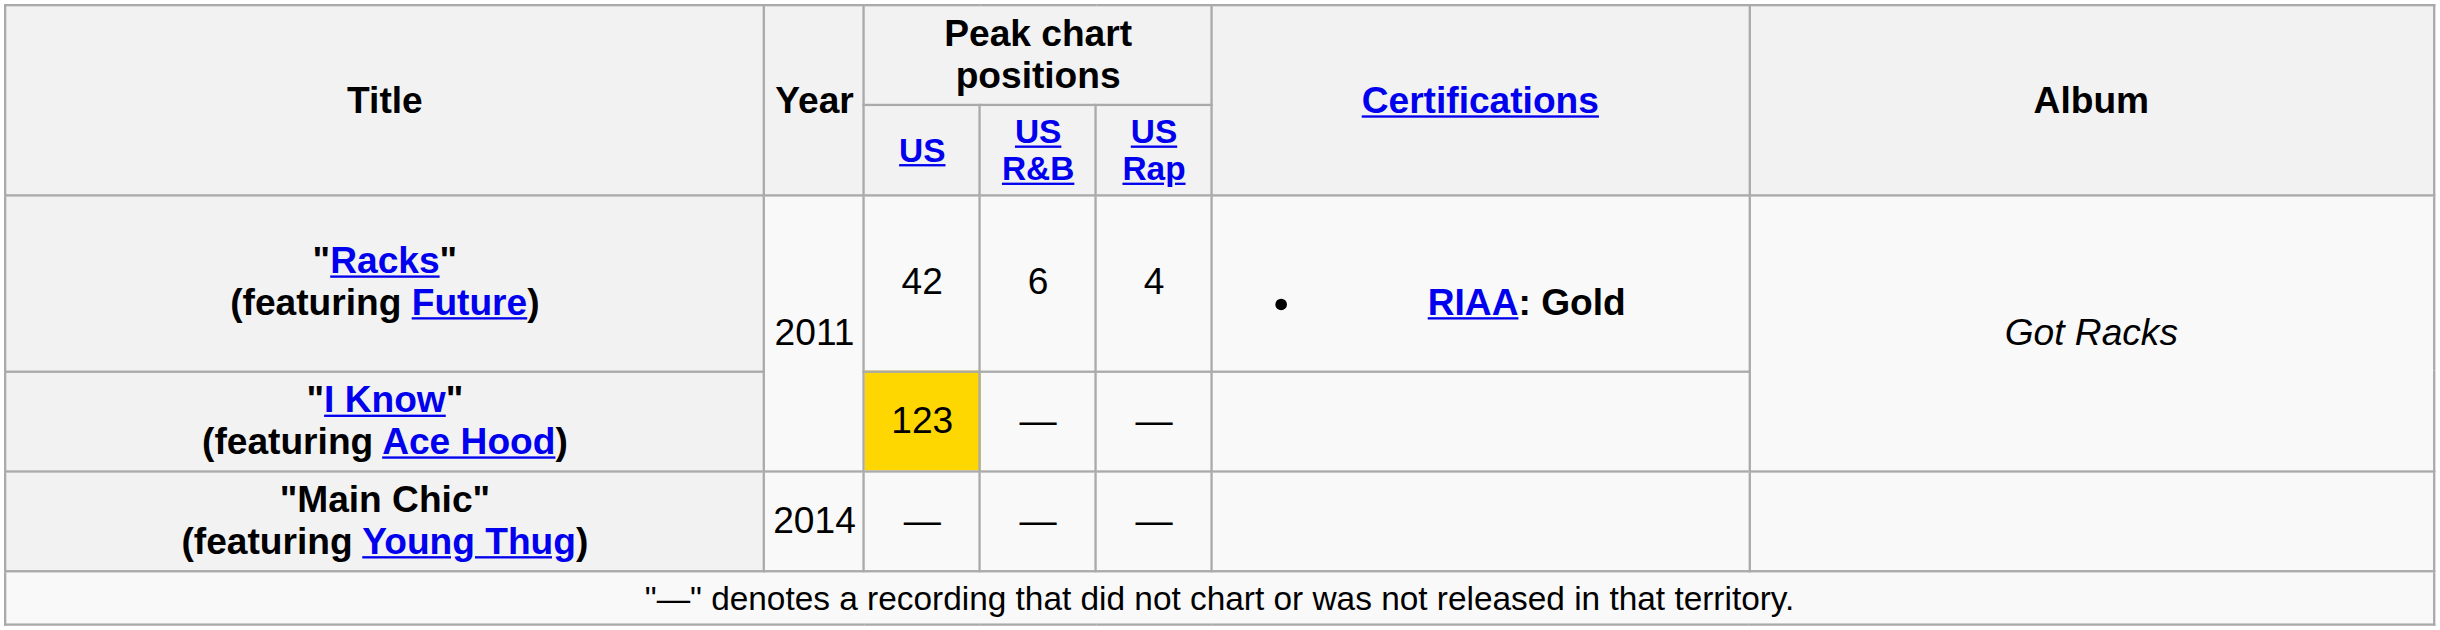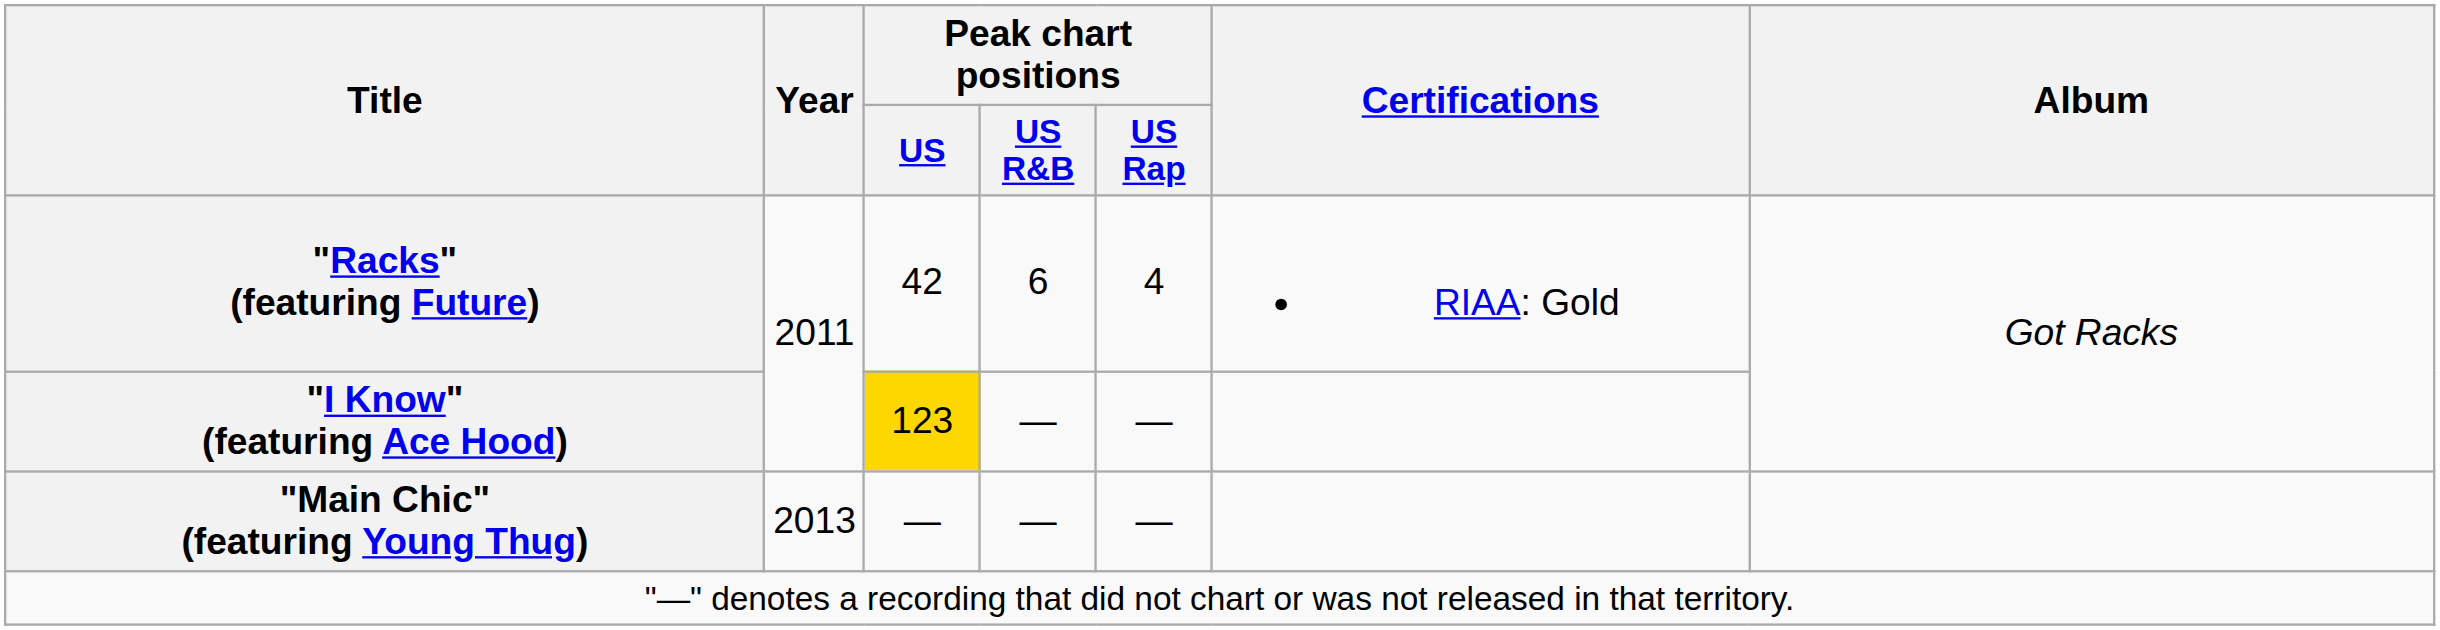(1480, 304) bold -> (1480, 304) normal
(815, 520) 2014 -> (815, 520) 2013
